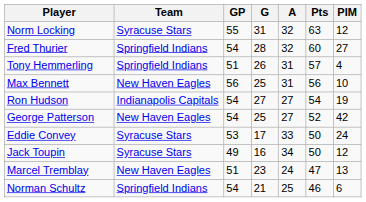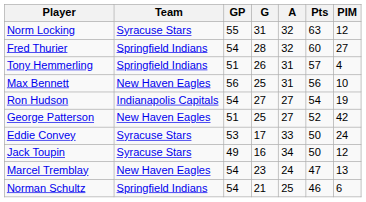(232, 118) 54 -> (232, 118) 51
(232, 170) 51 -> (232, 170) 54
